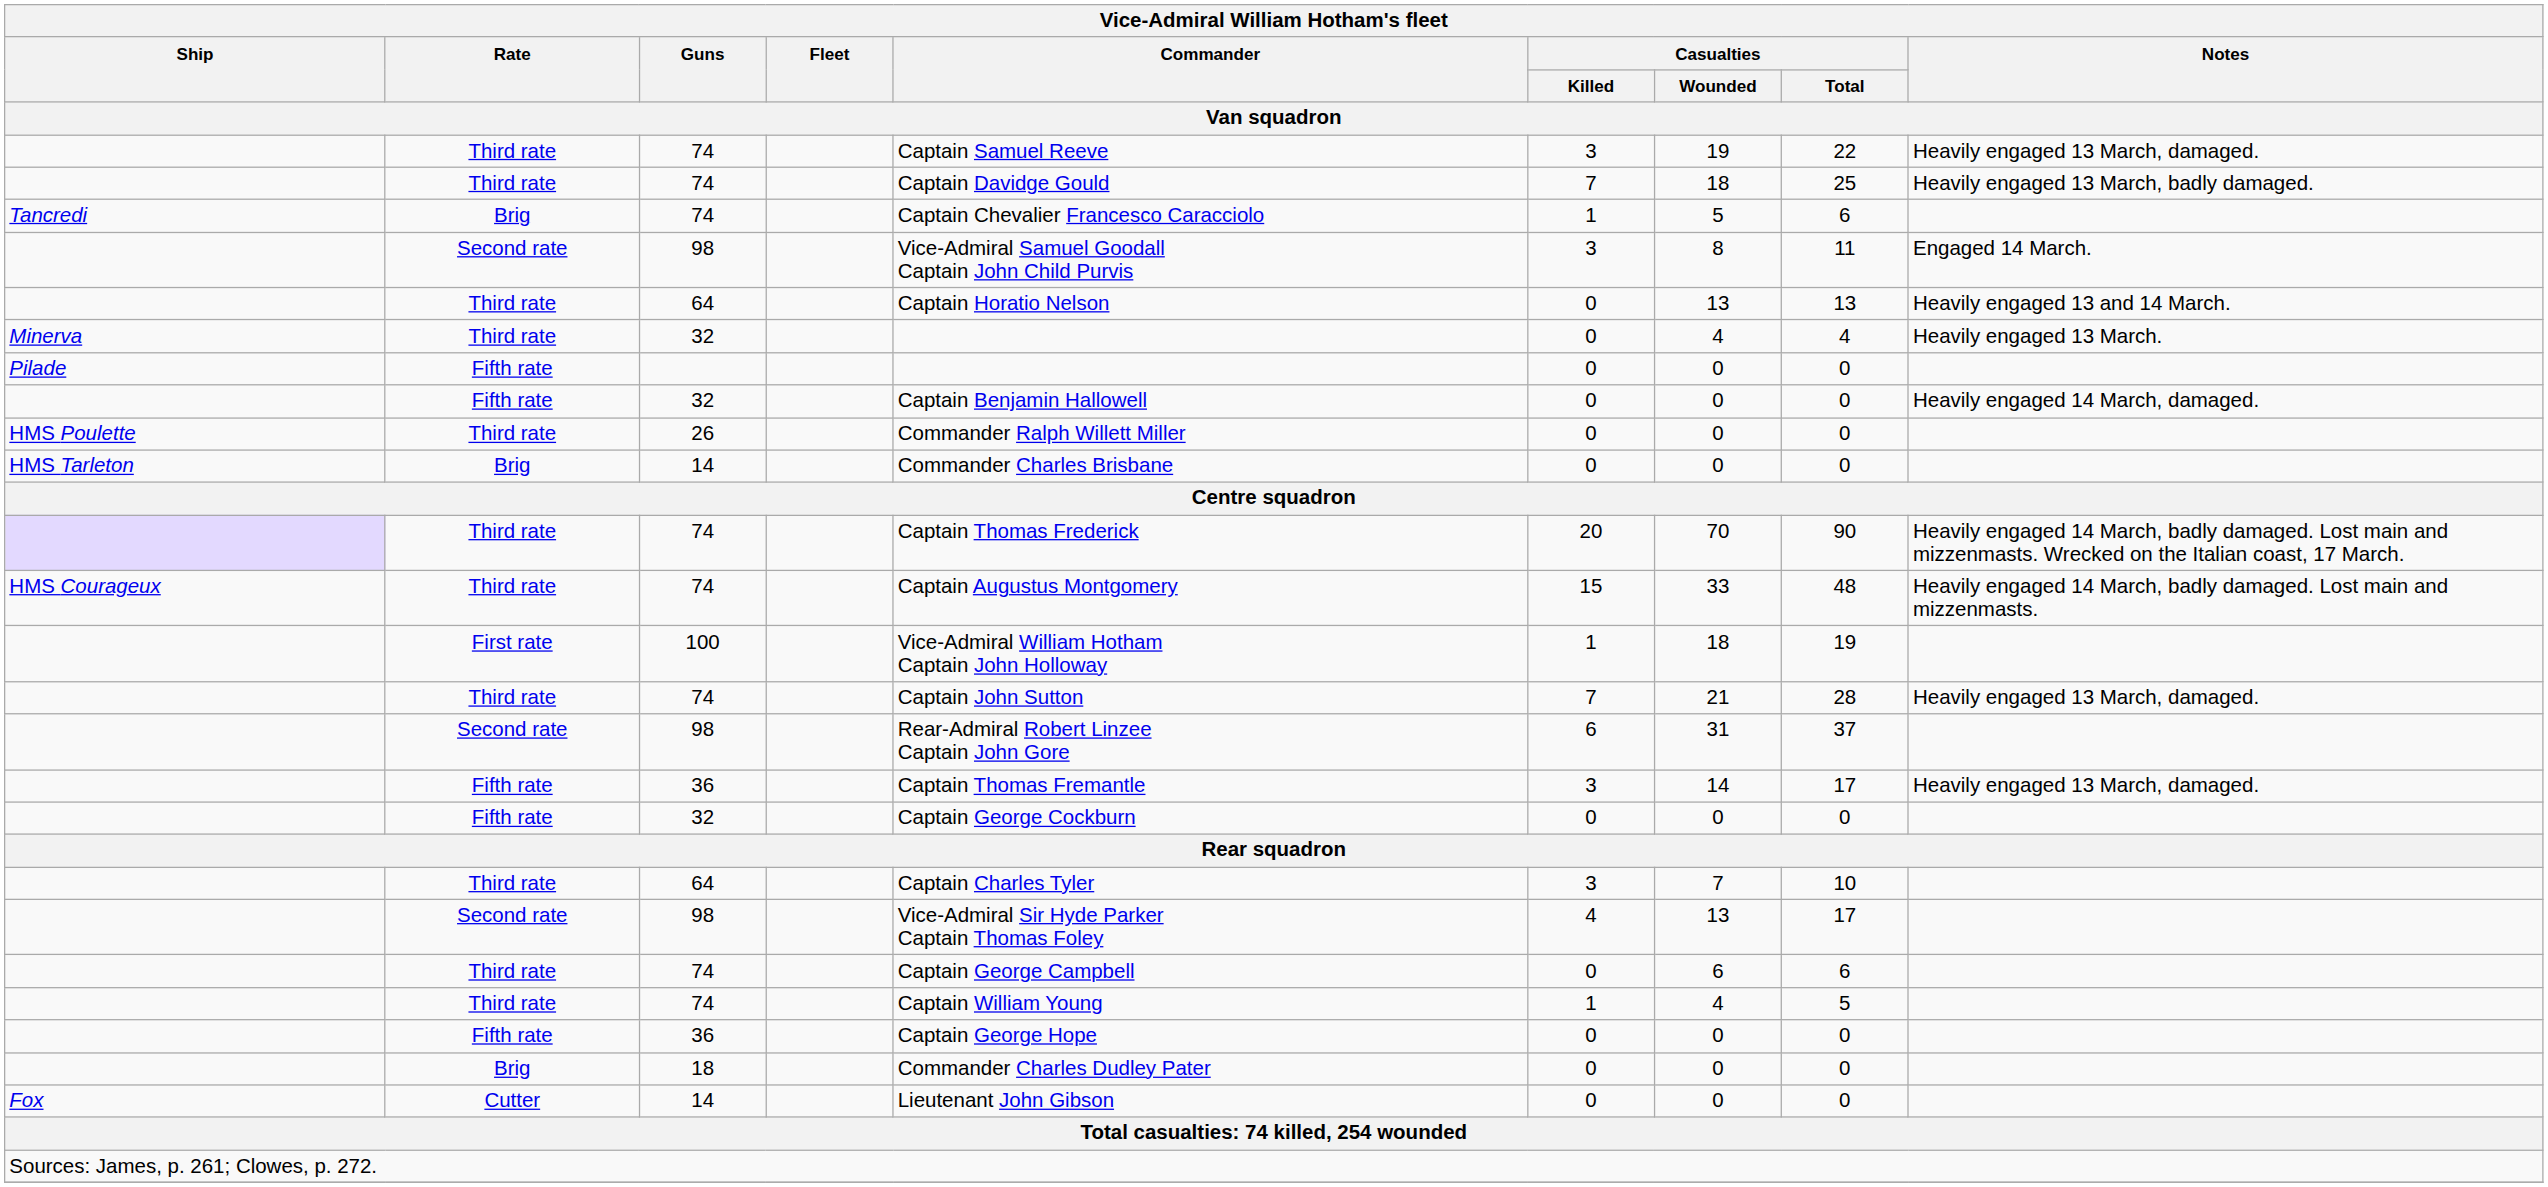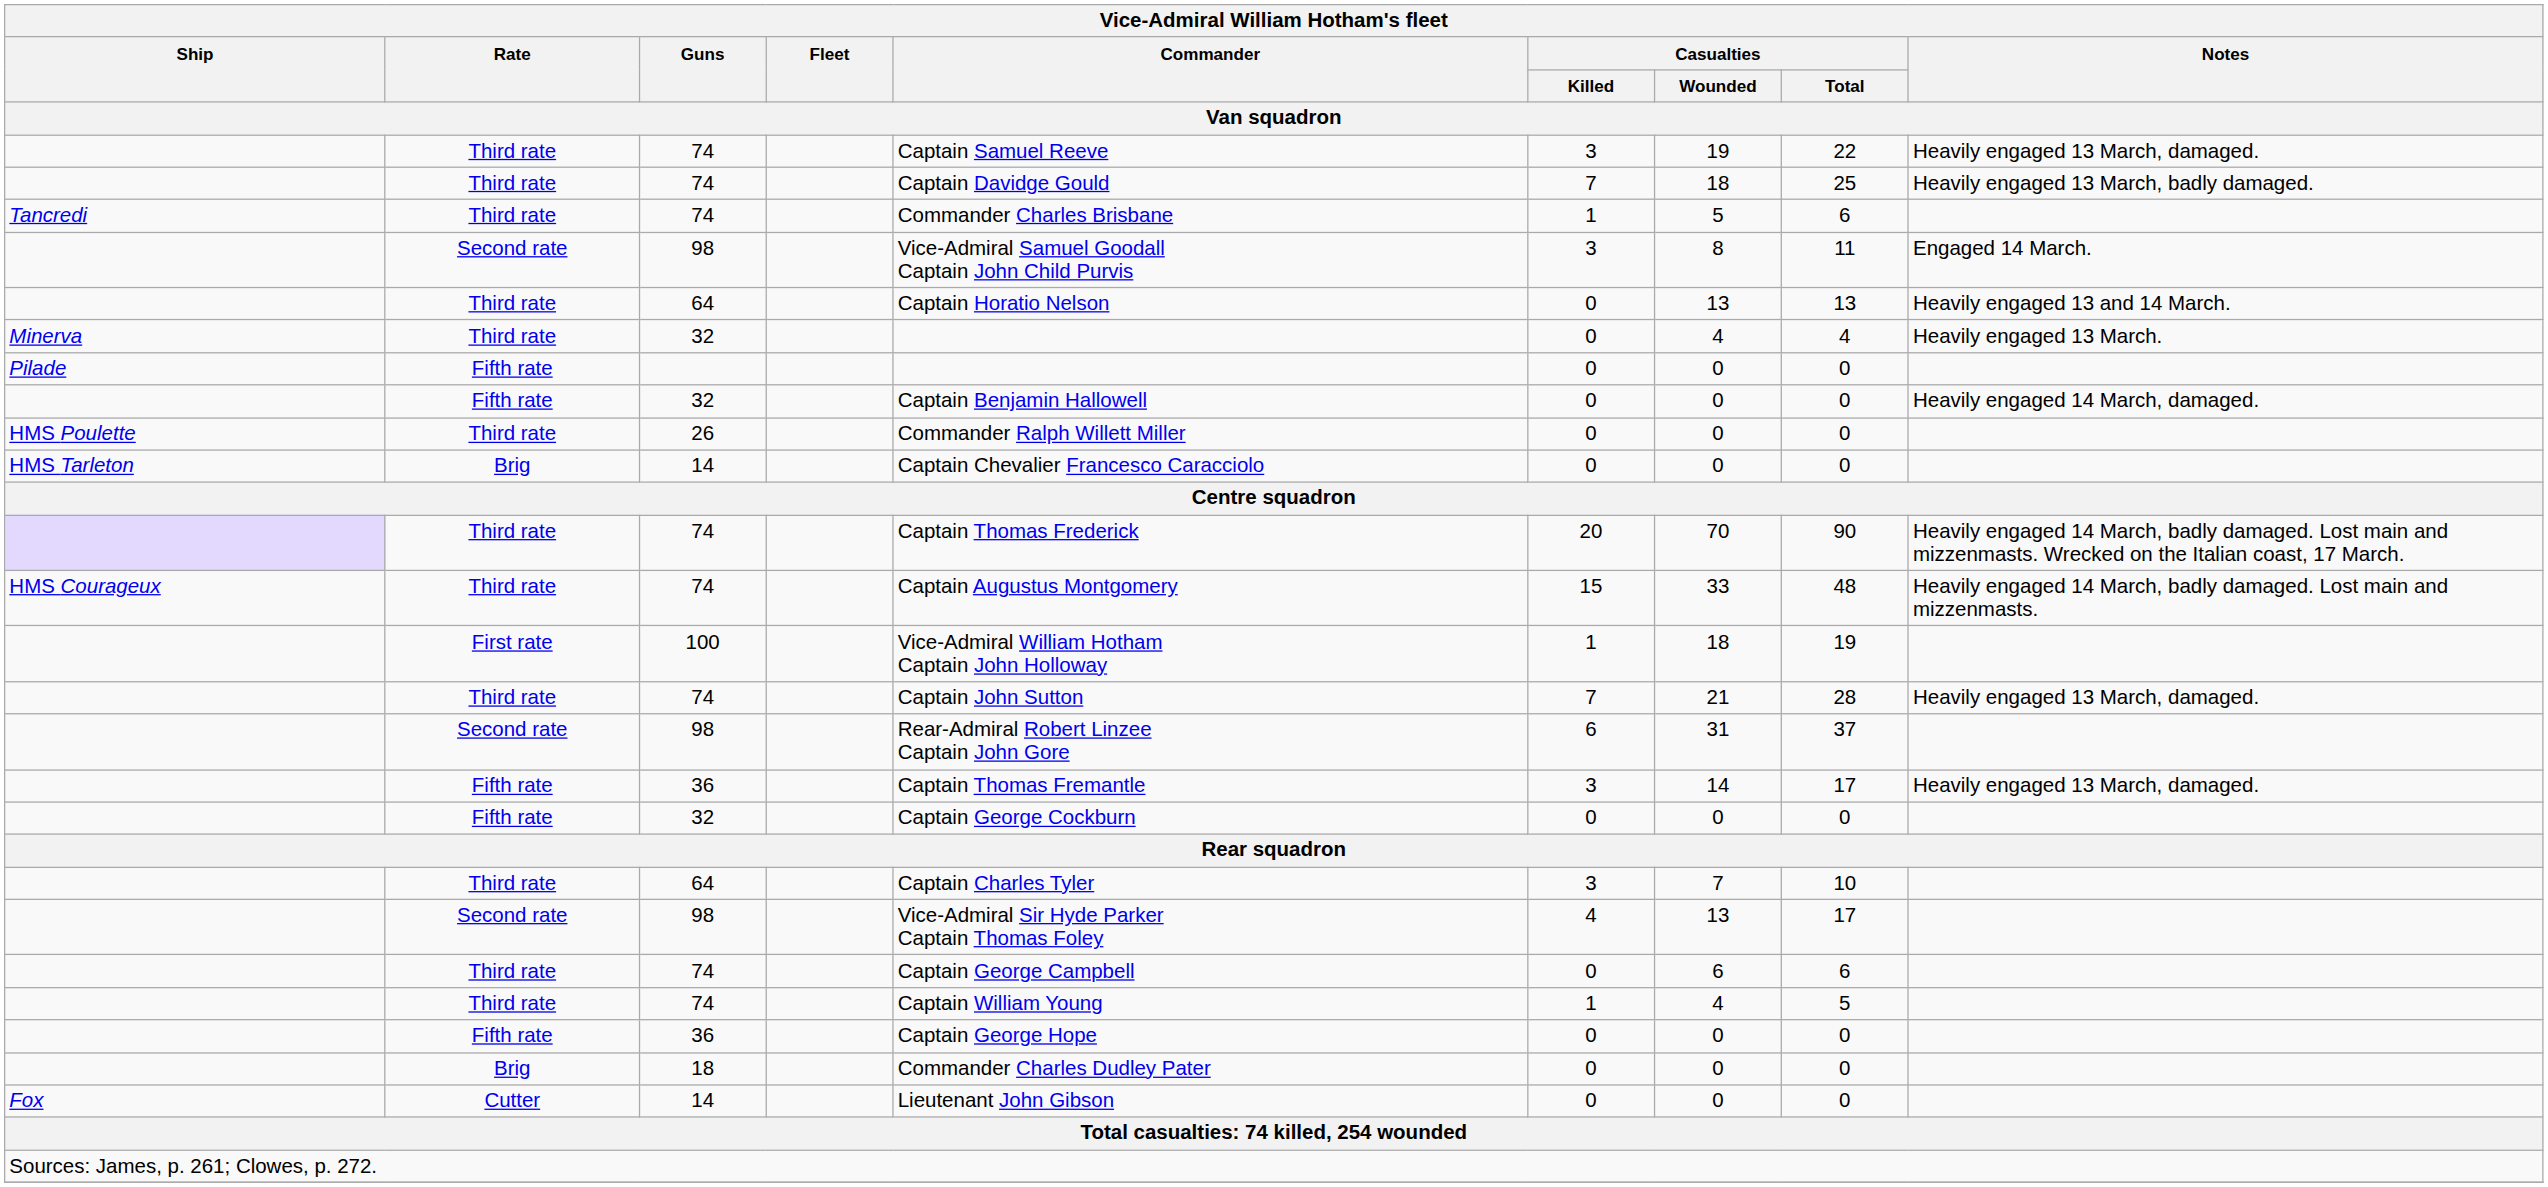(512, 215) Brig -> (512, 215) Third rate
(1081, 215) Captain Chevalier Francesco Caracciolo -> (1035, 215) Commander Charles Brisbane
(1035, 466) Commander Charles Brisbane -> (1081, 466) Captain Chevalier Francesco Caracciolo
